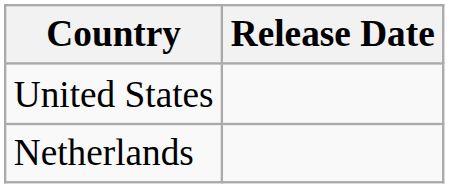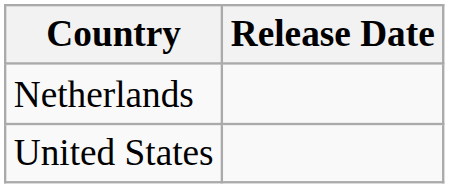rows swapped: (104, 152) <-> (114, 93)
